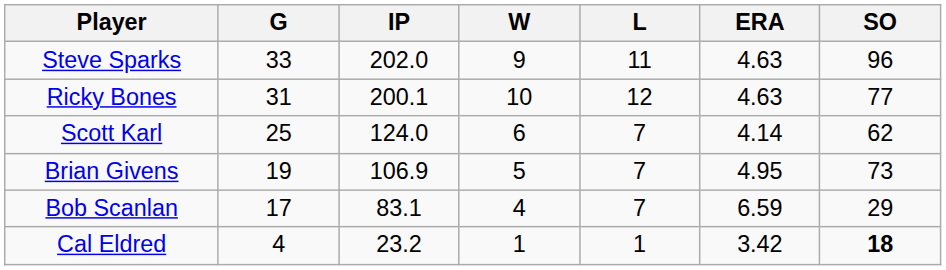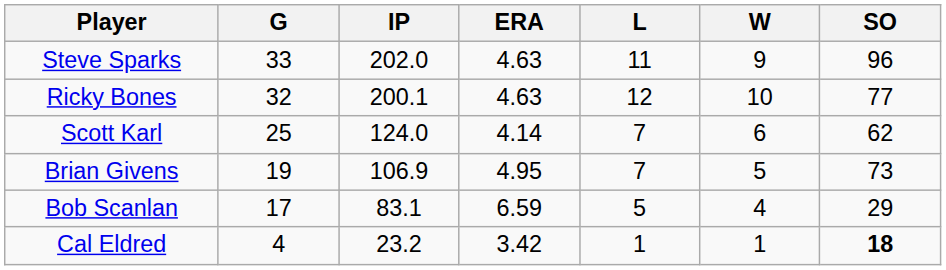columns swapped: (519, 23) <-> (760, 23)
(279, 97) 31 -> (279, 97) 32
(640, 208) 7 -> (640, 208) 5
